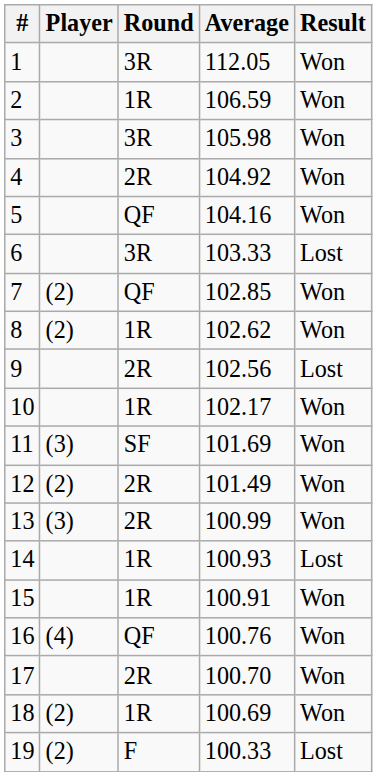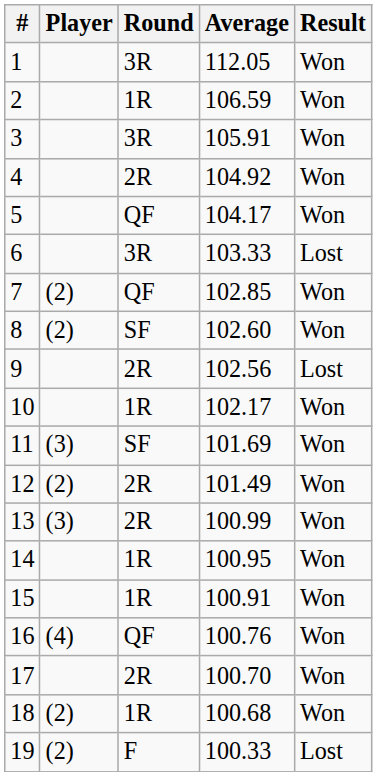(238, 138) 105.98 -> (238, 138) 105.91
(238, 215) 104.16 -> (238, 215) 104.17
(138, 330) 1R -> (137, 330) SF
(238, 330) 102.62 -> (238, 330) 102.60
(238, 560) 100.93 -> (238, 560) 100.95
(321, 560) Lost -> (323, 560) Won
(238, 713) 100.69 -> (238, 713) 100.68
